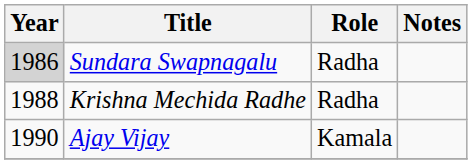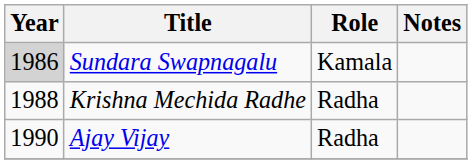(348, 61) Radha -> (355, 61) Kamala
(355, 138) Kamala -> (348, 138) Radha
